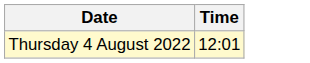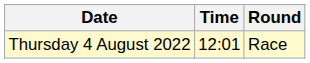+ column: (275, 17)
